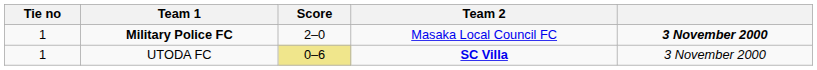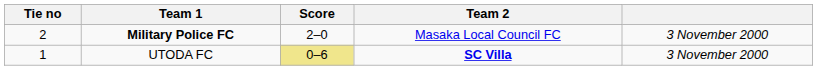(42, 34) 1 -> (43, 34) 2
(715, 34) bold -> (717, 34) normal
